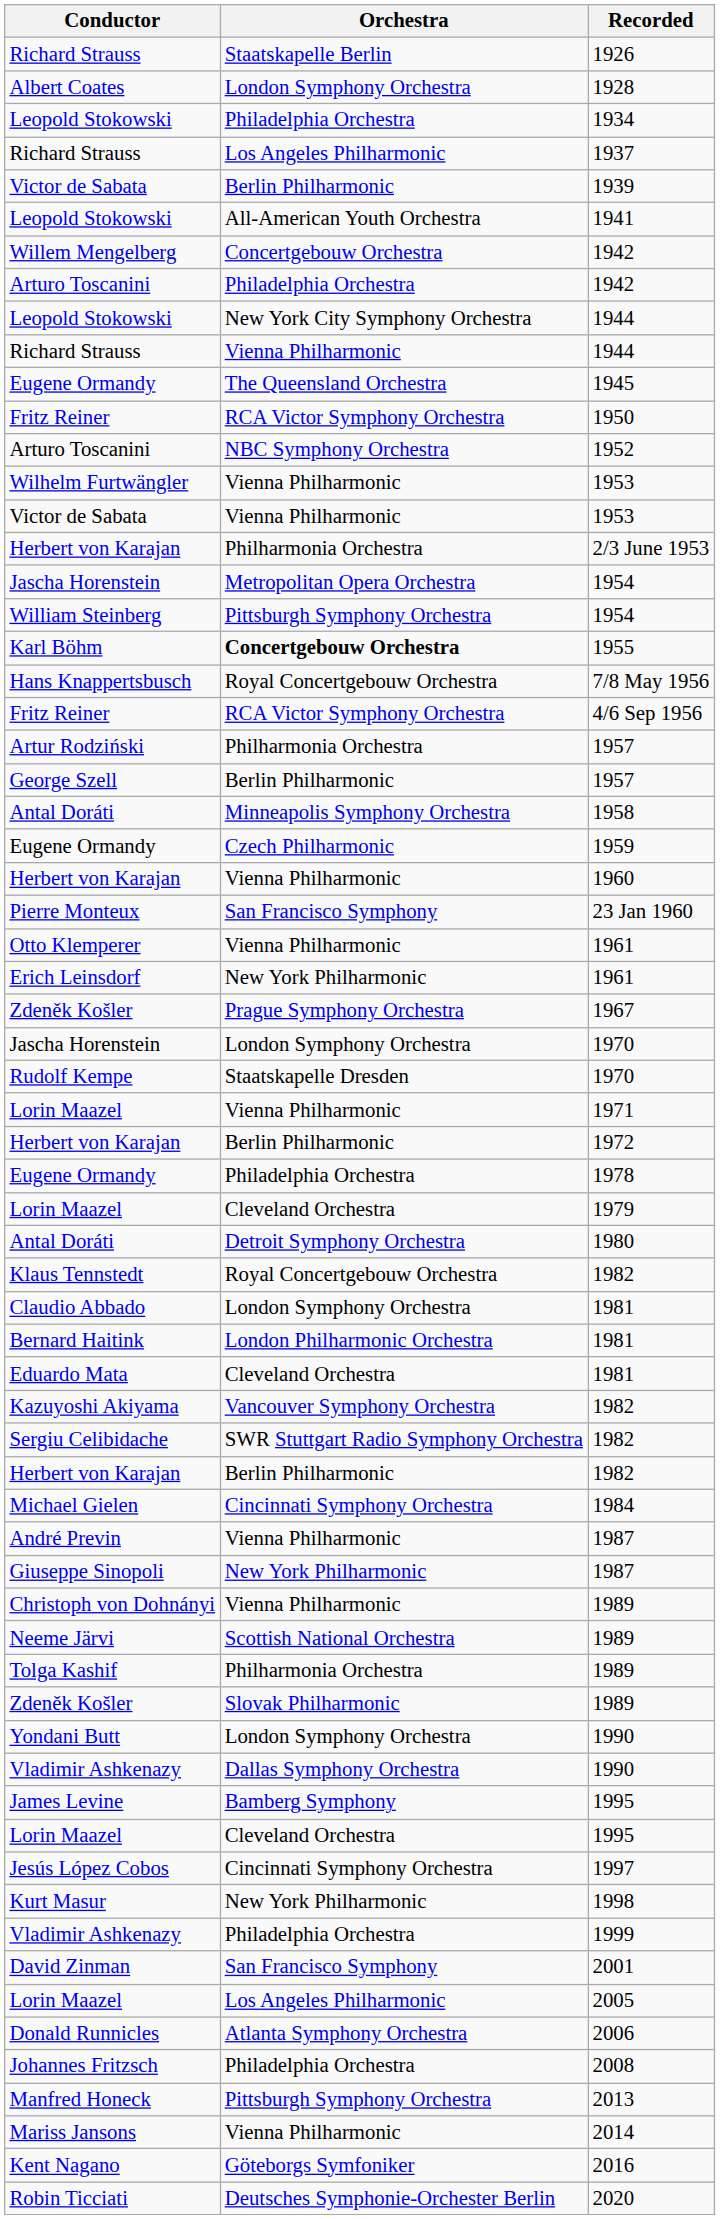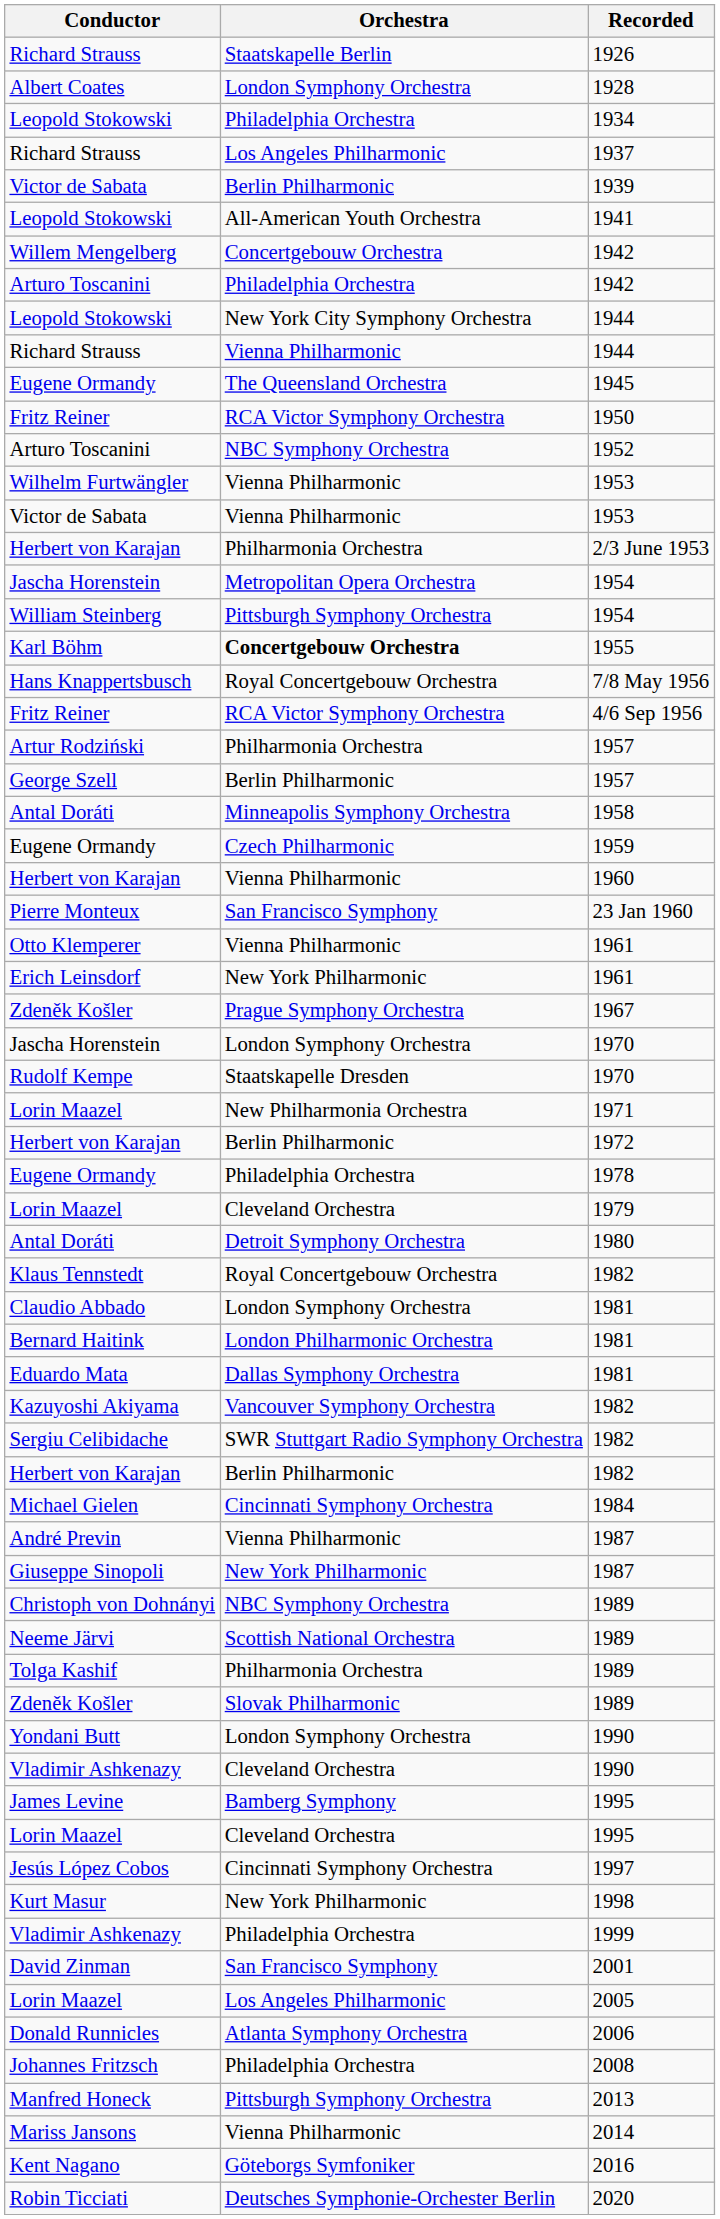(313, 1109) Vienna Philharmonic -> (346, 1109) New Philharmonia Orchestra
(310, 1373) Cleveland Orchestra -> (342, 1373) Dallas Symphony Orchestra
(313, 1604) Vienna Philharmonic -> (337, 1604) NBC Symphony Orchestra
(342, 1769) Dallas Symphony Orchestra -> (310, 1769) Cleveland Orchestra
